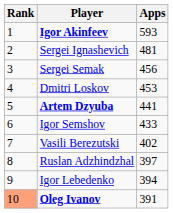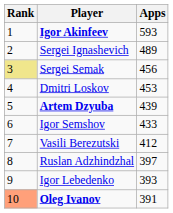(148, 50) 481 -> (148, 50) 489
(10, 69) no background -> (10, 69) khaki background
(148, 106) 441 -> (148, 106) 439
(148, 143) 402 -> (148, 143) 412
(148, 180) 394 -> (148, 180) 393
